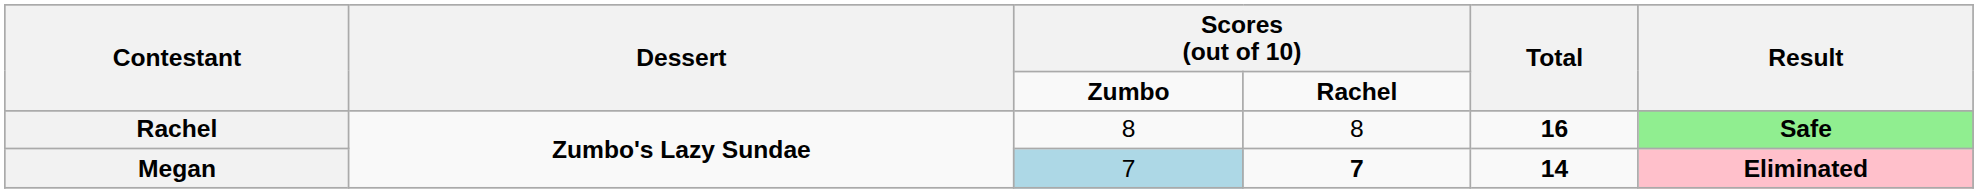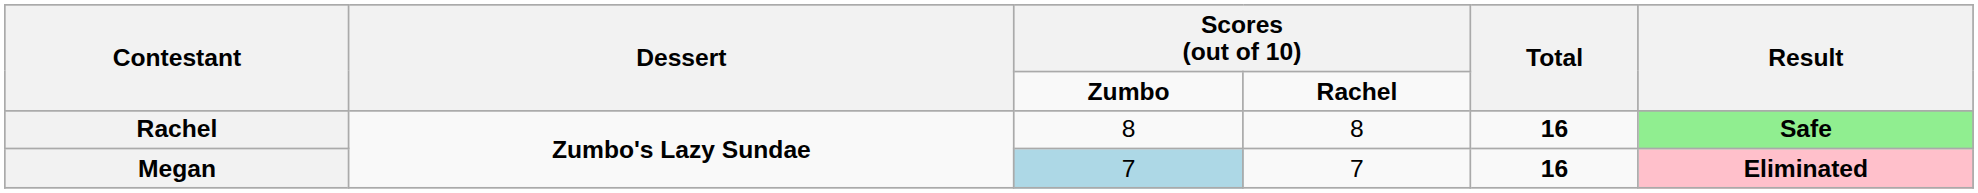(1357, 169) bold -> (1357, 169) normal
(1555, 169) 14 -> (1555, 169) 16
